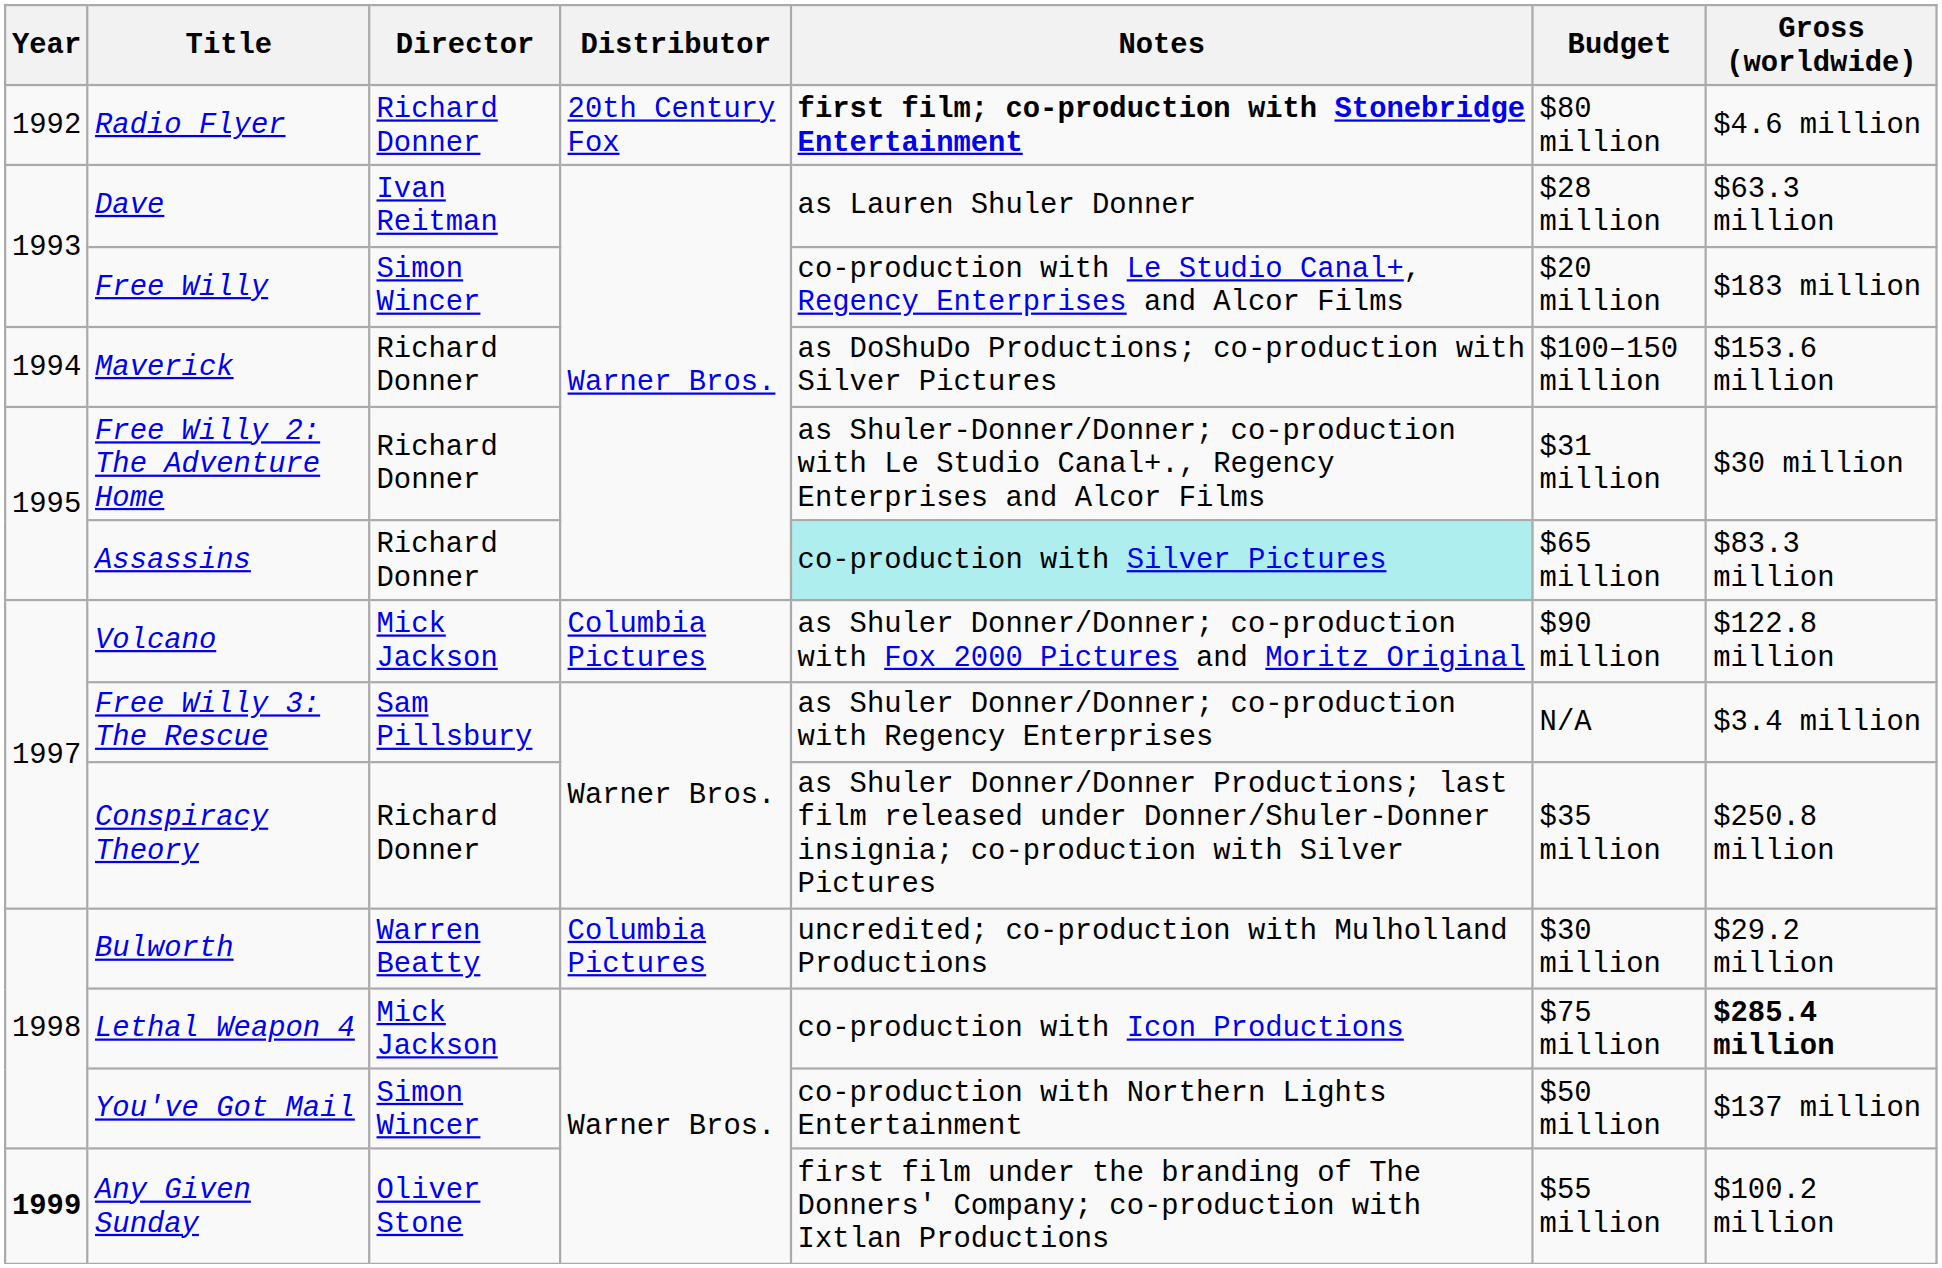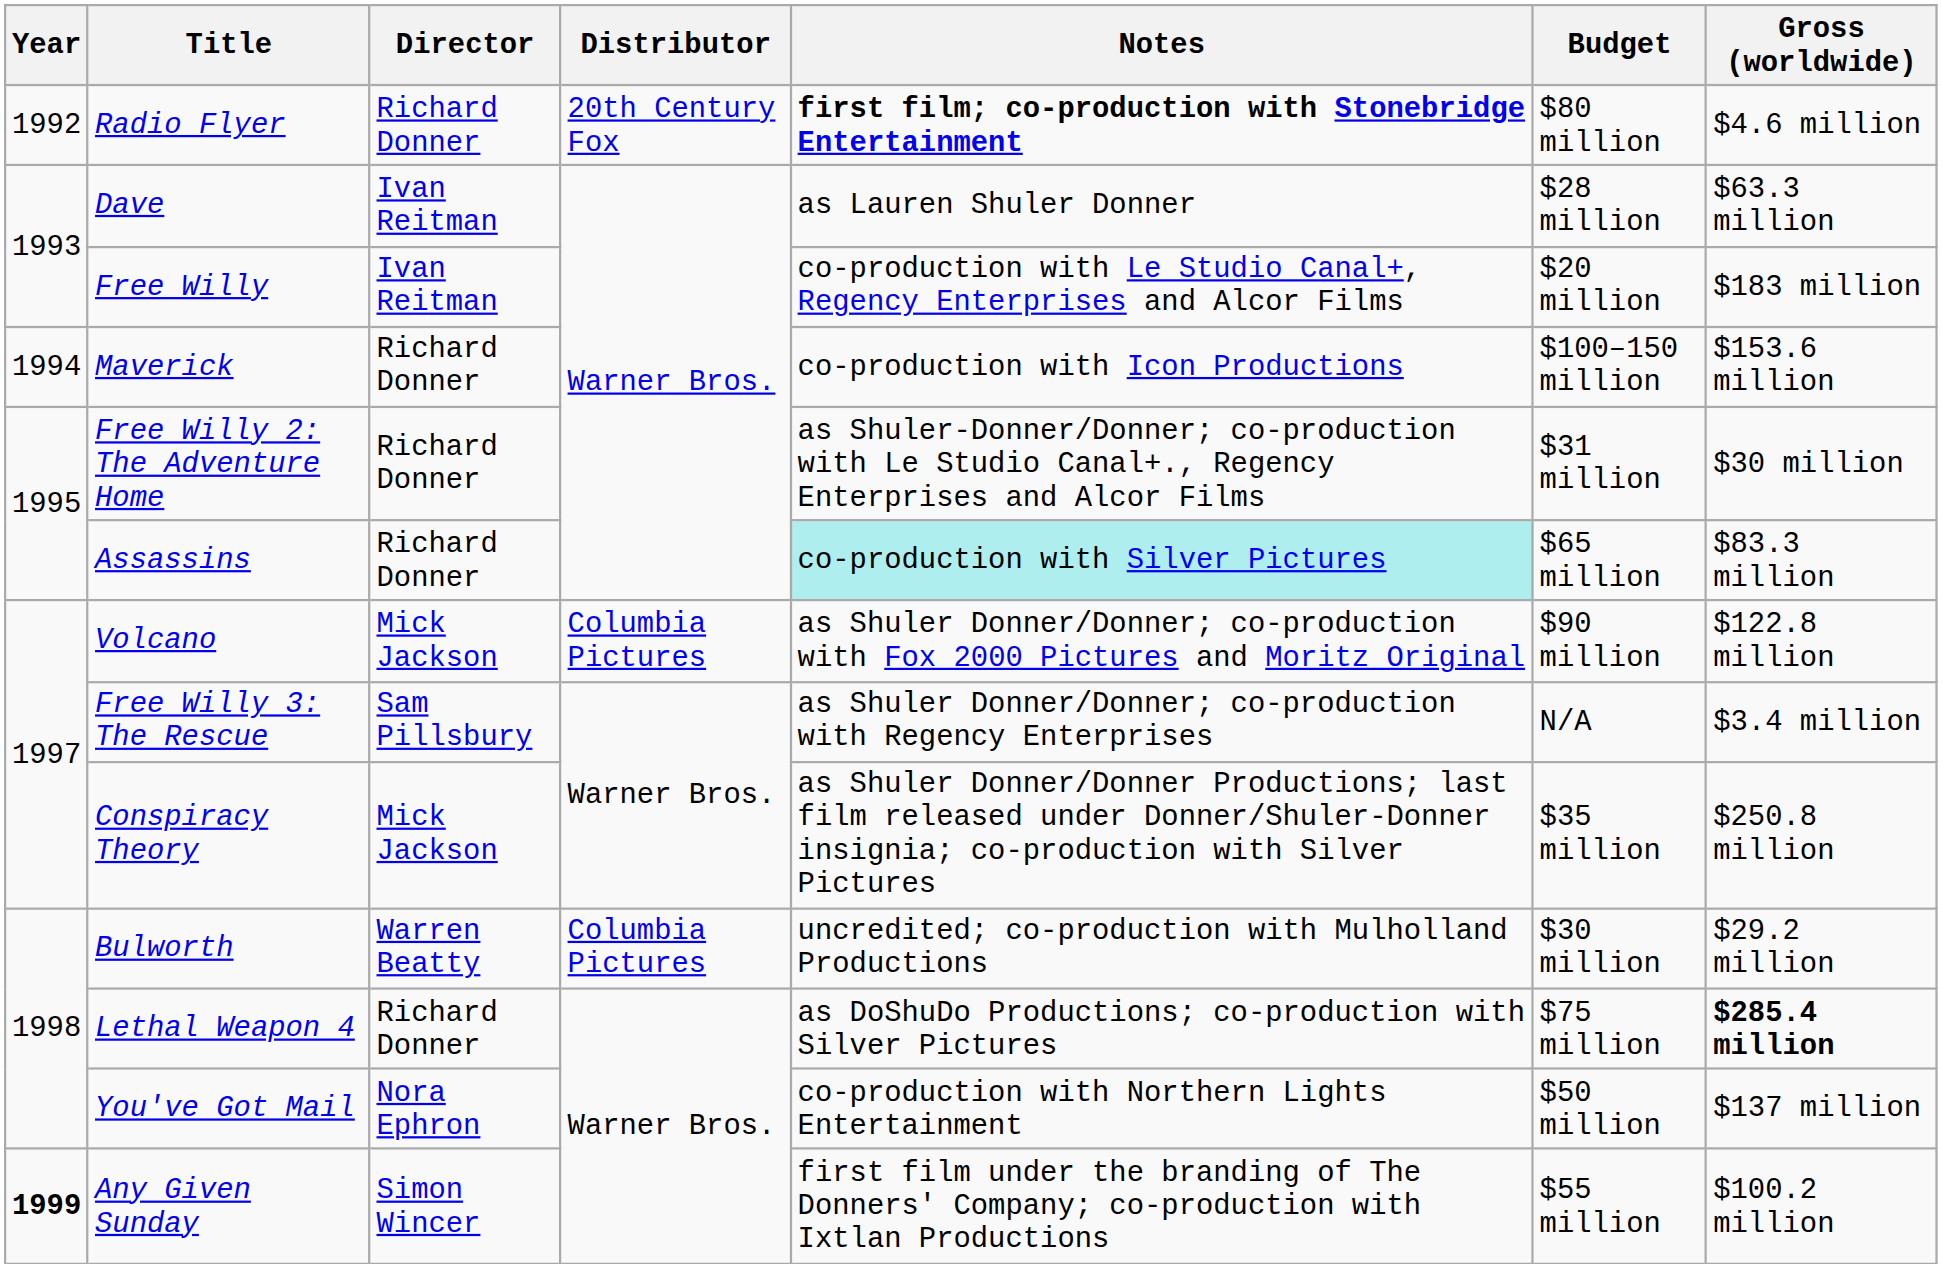(428, 286) Simon Wincer -> (437, 286) Ivan Reitman
(1161, 367) as DoShuDo Productions; co-production with Silver Pictures -> (1101, 367) co-production with Icon Productions
(437, 835) Richard Donner -> (437, 835) Mick Jackson
(437, 1029) Mick Jackson -> (437, 1029) Richard Donner
(1101, 1029) co-production with Icon Productions -> (1161, 1029) as DoShuDo Productions; co-production with Silver Pictures
(428, 1109) Simon Wincer -> (428, 1109) Nora Ephron
(428, 1206) Oliver Stone -> (428, 1206) Simon Wincer
